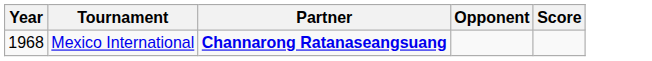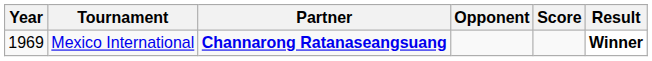+ column: (616, 18)
(26, 43) 1968 -> (26, 43) 1969
